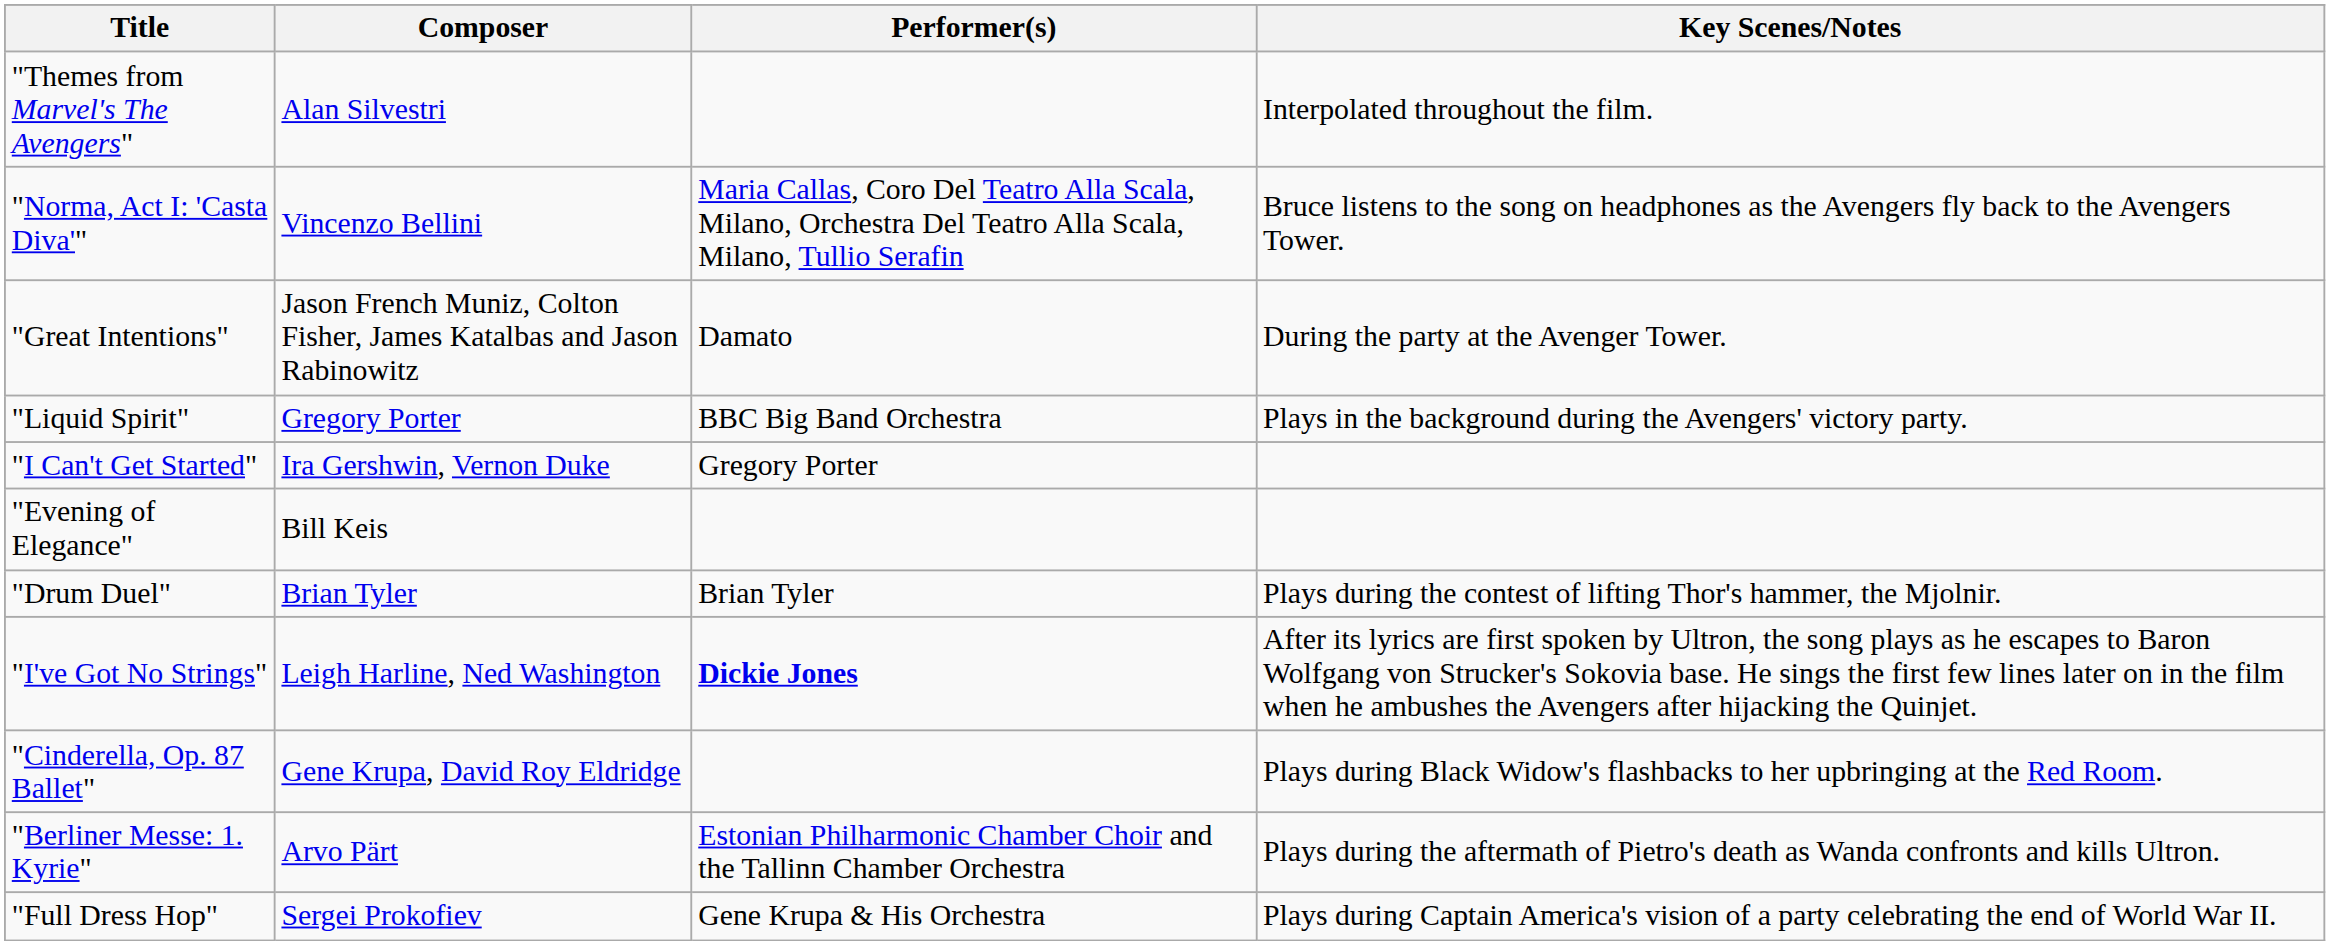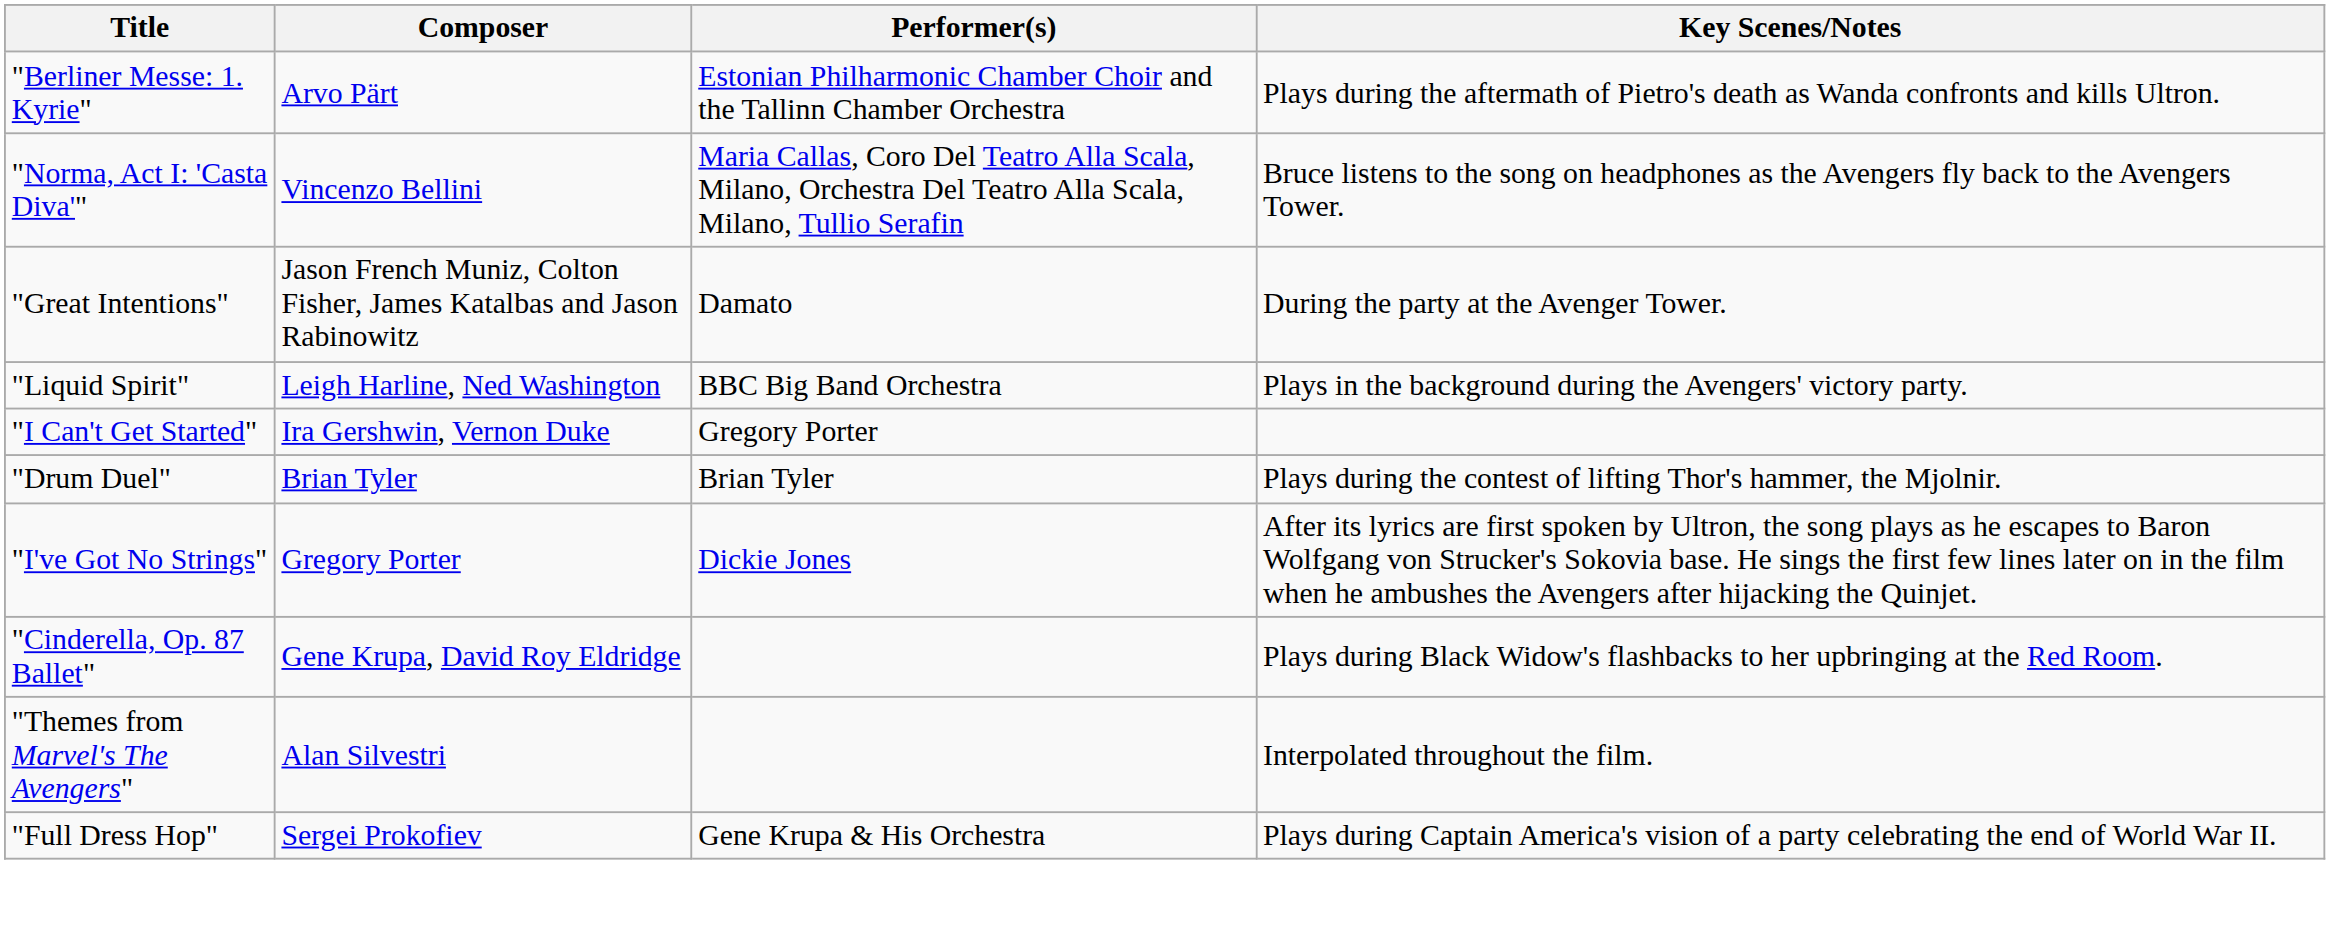rows swapped: (98, 108) <-> (127, 851)
(371, 417) Gregory Porter -> (471, 384) Leigh Harline, Ned Washington
- row: (84, 528)
(471, 673) Leigh Harline, Ned Washington -> (371, 559) Gregory Porter
(778, 673) bold -> (775, 559) normal
